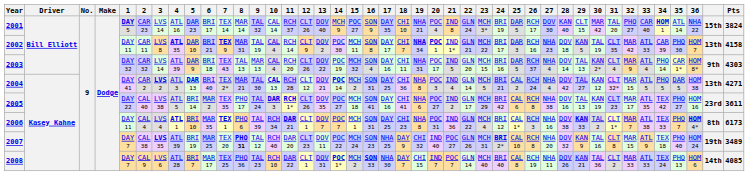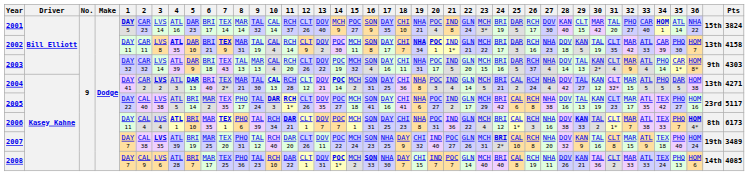(734, 103) 3611 -> (734, 103) 5117
(241, 141) bold -> (241, 141) normal
(306, 141) CLT 23 -> (306, 141) CLT 26
